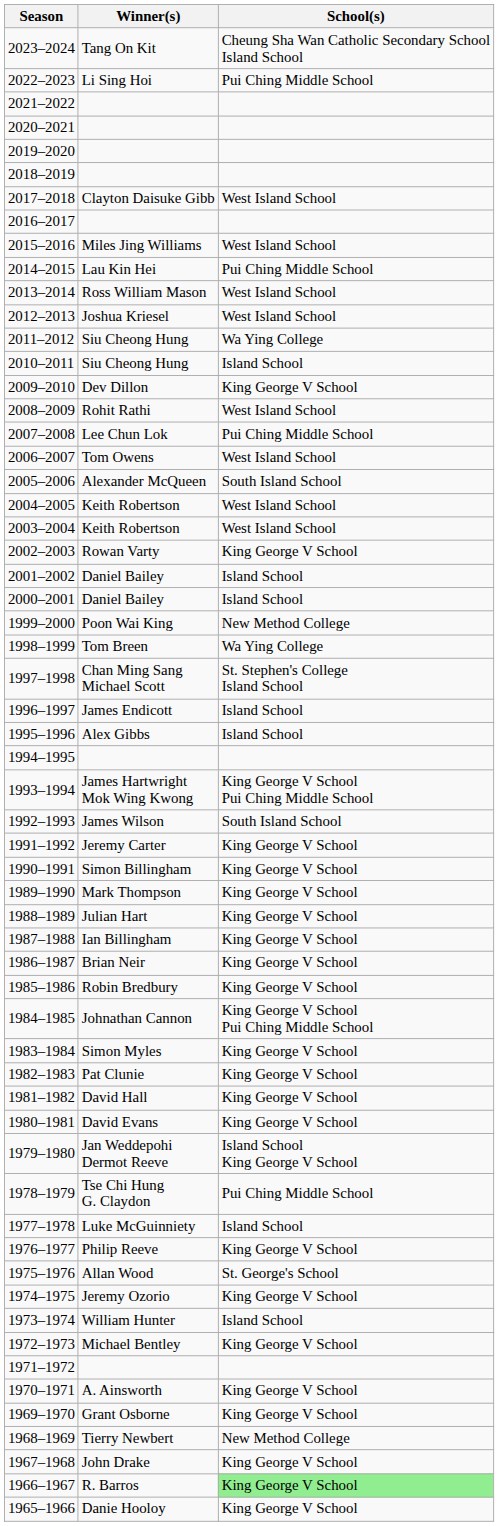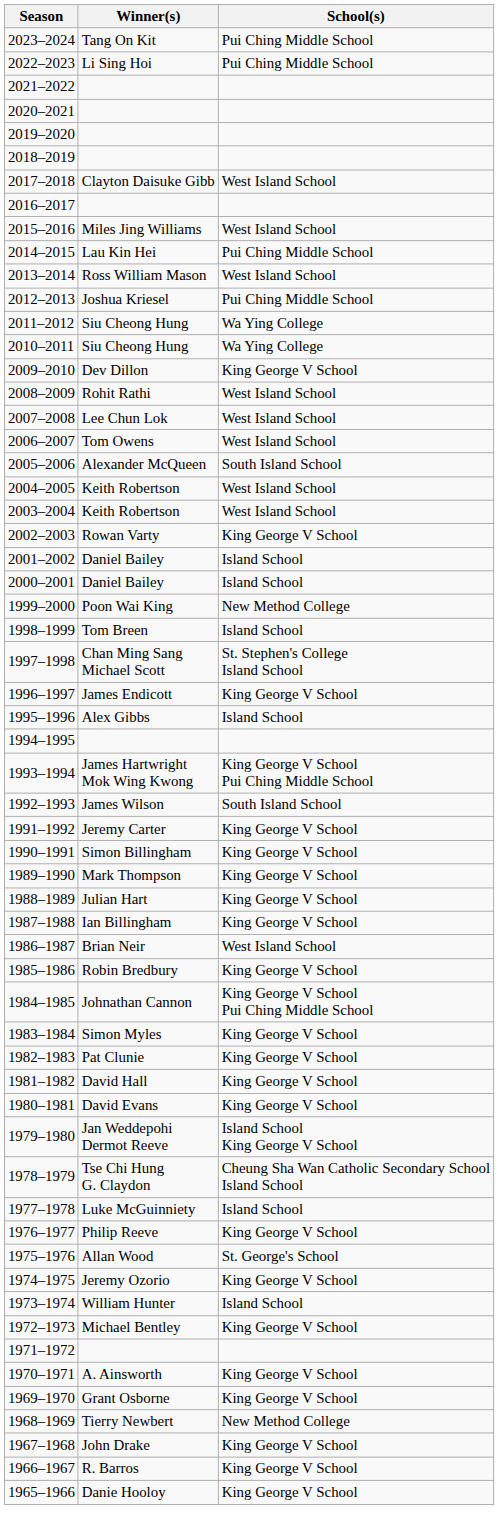(356, 48) Cheung Sha Wan Catholic Secondary School Island School -> (298, 39) Pui Ching Middle School
(279, 316) West Island School -> (298, 299) Pui Ching Middle School
(262, 363) Island School -> (272, 346) Wa Ying College
(298, 434) Pui Ching Middle School -> (279, 417) West Island School
(272, 646) Wa Ying College -> (262, 629) Island School
(262, 710) Island School -> (290, 693) King George V School
(290, 963) King George V School -> (279, 946) West Island School
(298, 1193) Pui Ching Middle School -> (356, 1177) Cheung Sha Wan Catholic Secondary School Island School
(290, 1485) lightgreen background -> (290, 1468) no background
